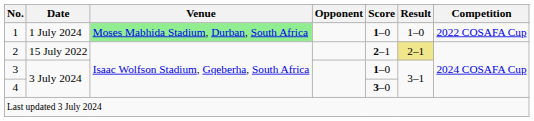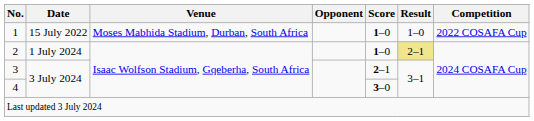(55, 32) 1 July 2024 -> (58, 32) 15 July 2022
(200, 32) lightgreen background -> (200, 32) no background
(58, 50) 15 July 2022 -> (55, 50) 1 July 2024
(382, 50) 2–1 -> (382, 50) 1–0
(382, 69) 1–0 -> (382, 69) 2–1
